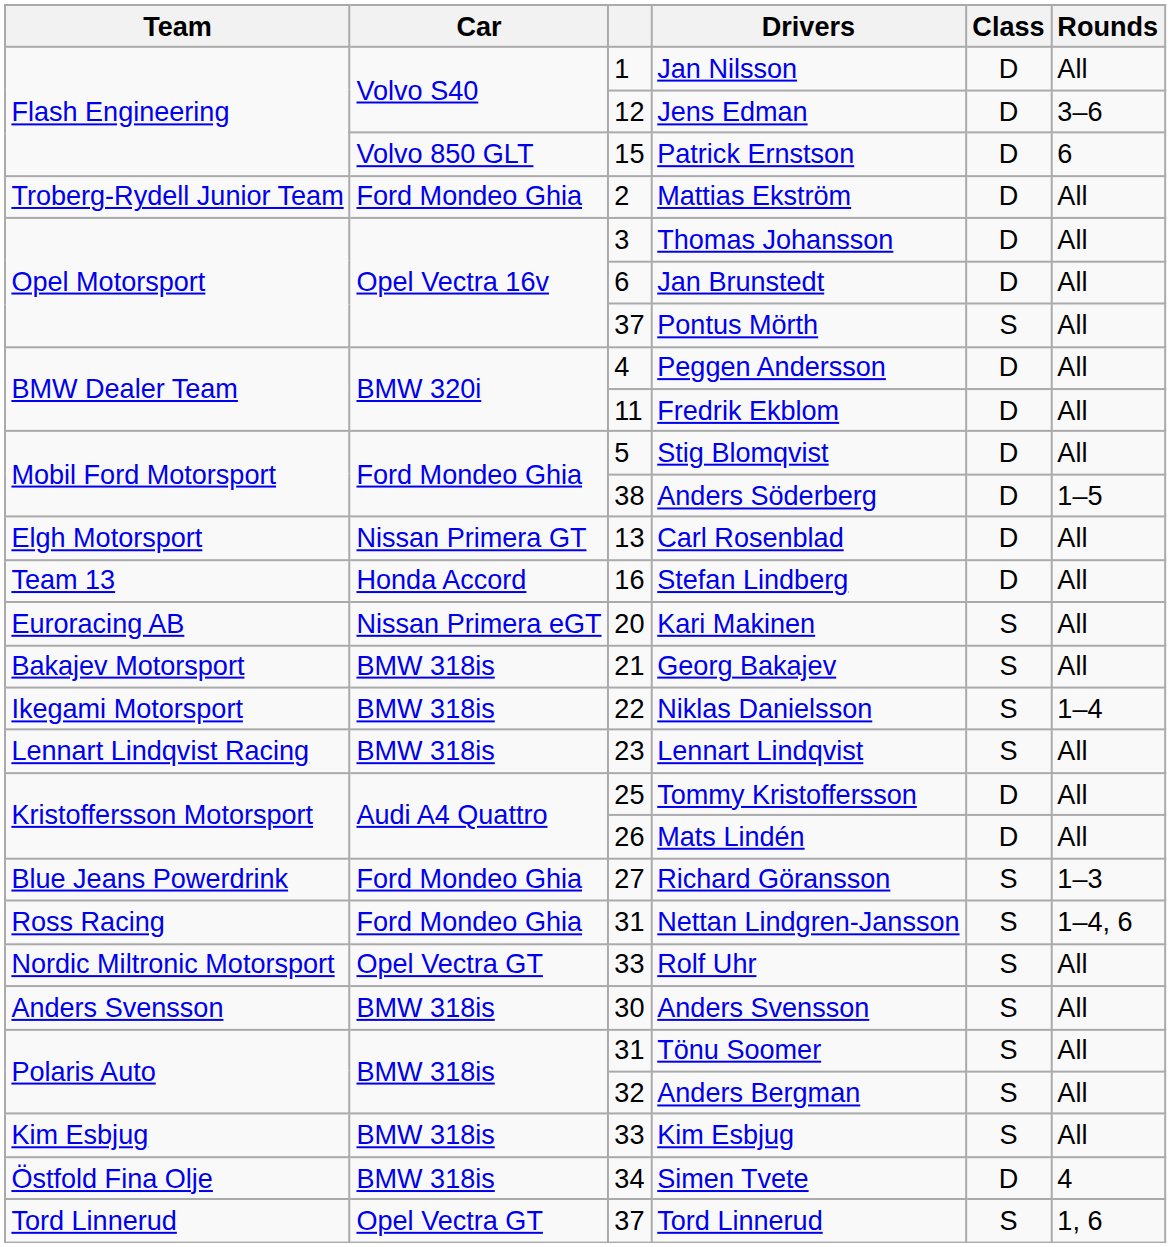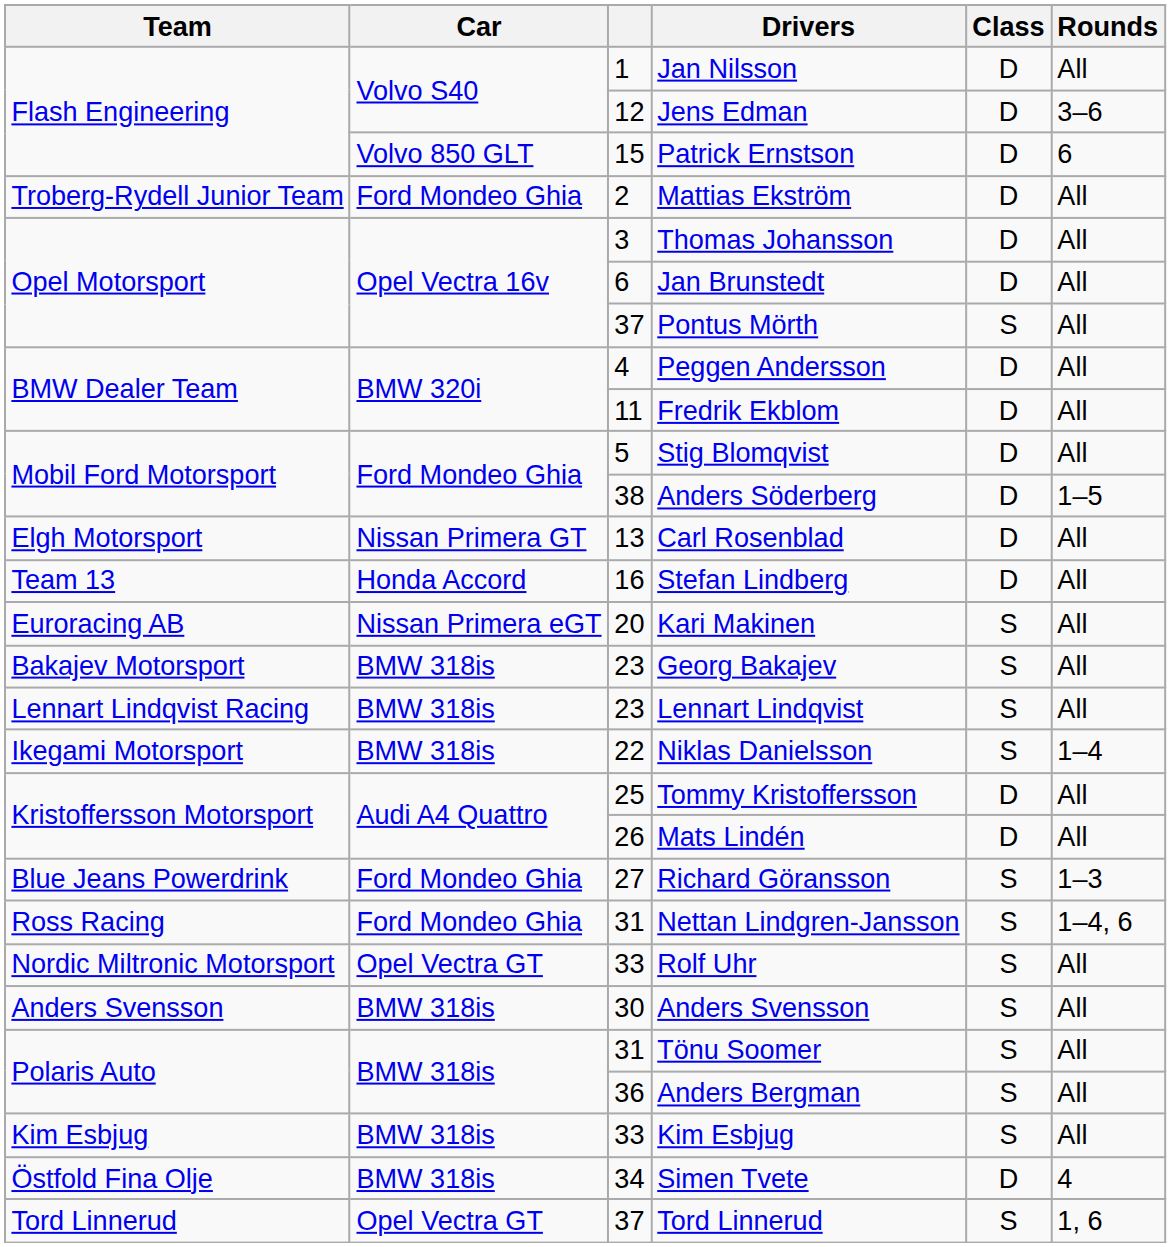(629, 666) 21 -> (629, 666) 23
rows swapped: (765, 708) <-> (760, 751)
(629, 1092) 32 -> (629, 1092) 36
